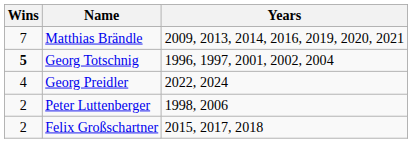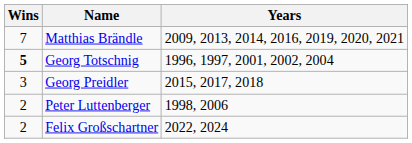(23, 82) 4 -> (23, 82) 3
(196, 82) 2022, 2024 -> (214, 82) 2015, 2017, 2018
(214, 127) 2015, 2017, 2018 -> (196, 127) 2022, 2024
